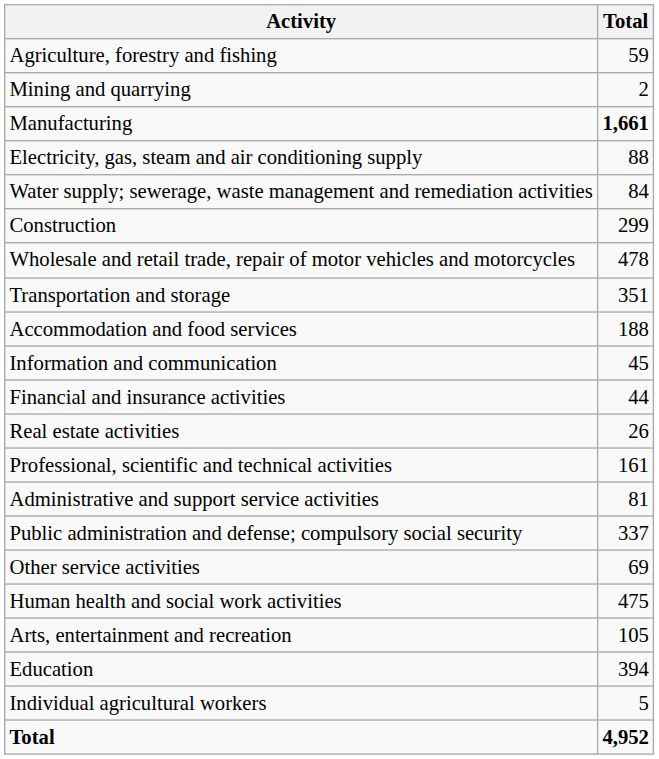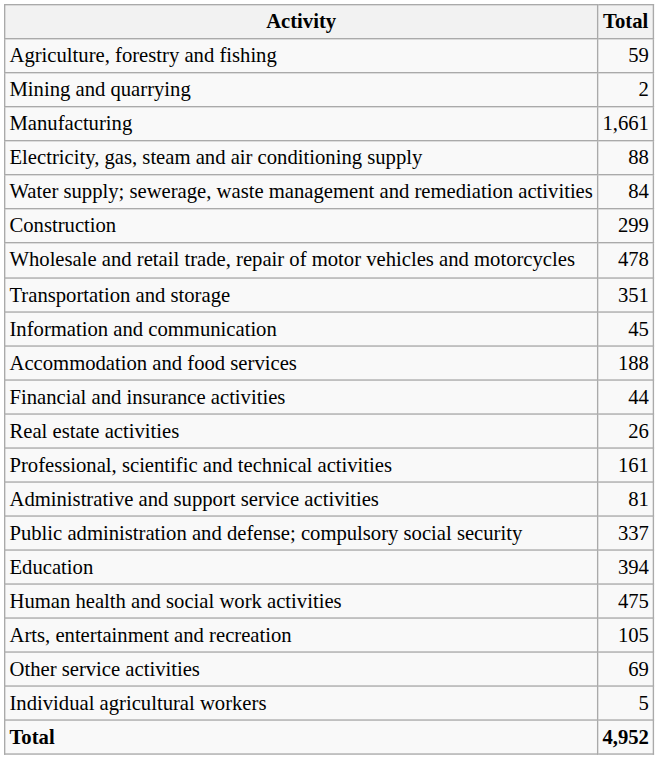(626, 123) bold -> (626, 123) normal
rows swapped: (153, 328) <-> (143, 362)
rows swapped: (51, 669) <-> (105, 567)
